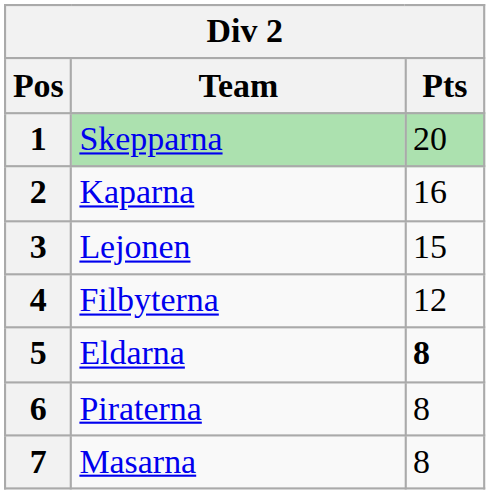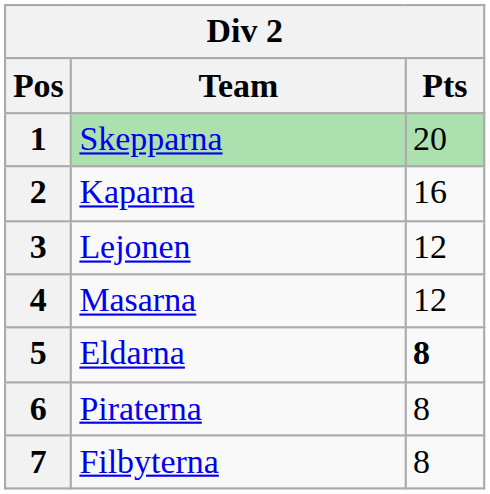(430, 246) 15 -> (430, 246) 12
(149, 300) Filbyterna -> (138, 300) Masarna
(138, 461) Masarna -> (149, 461) Filbyterna
